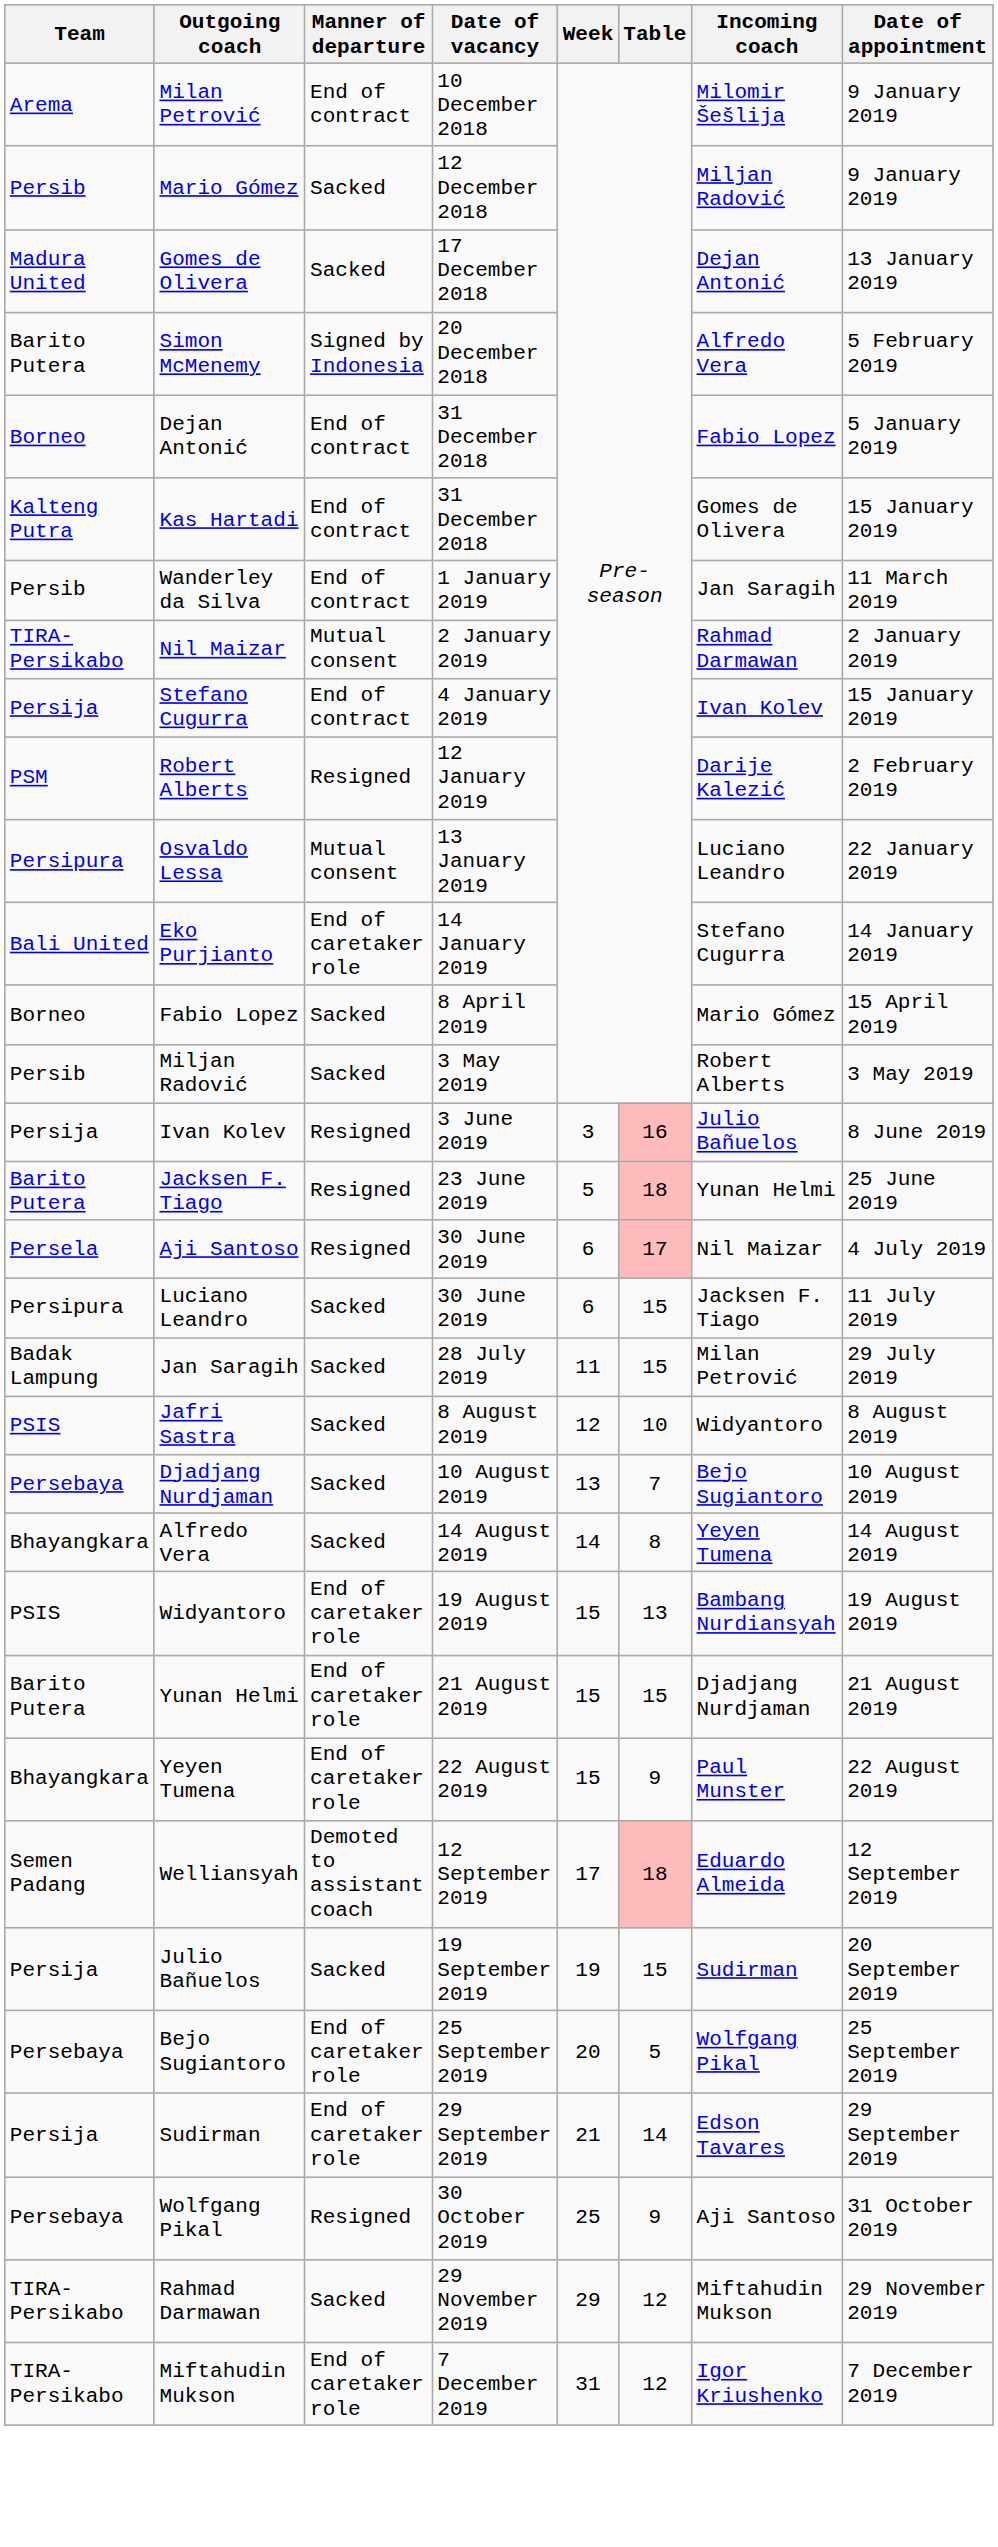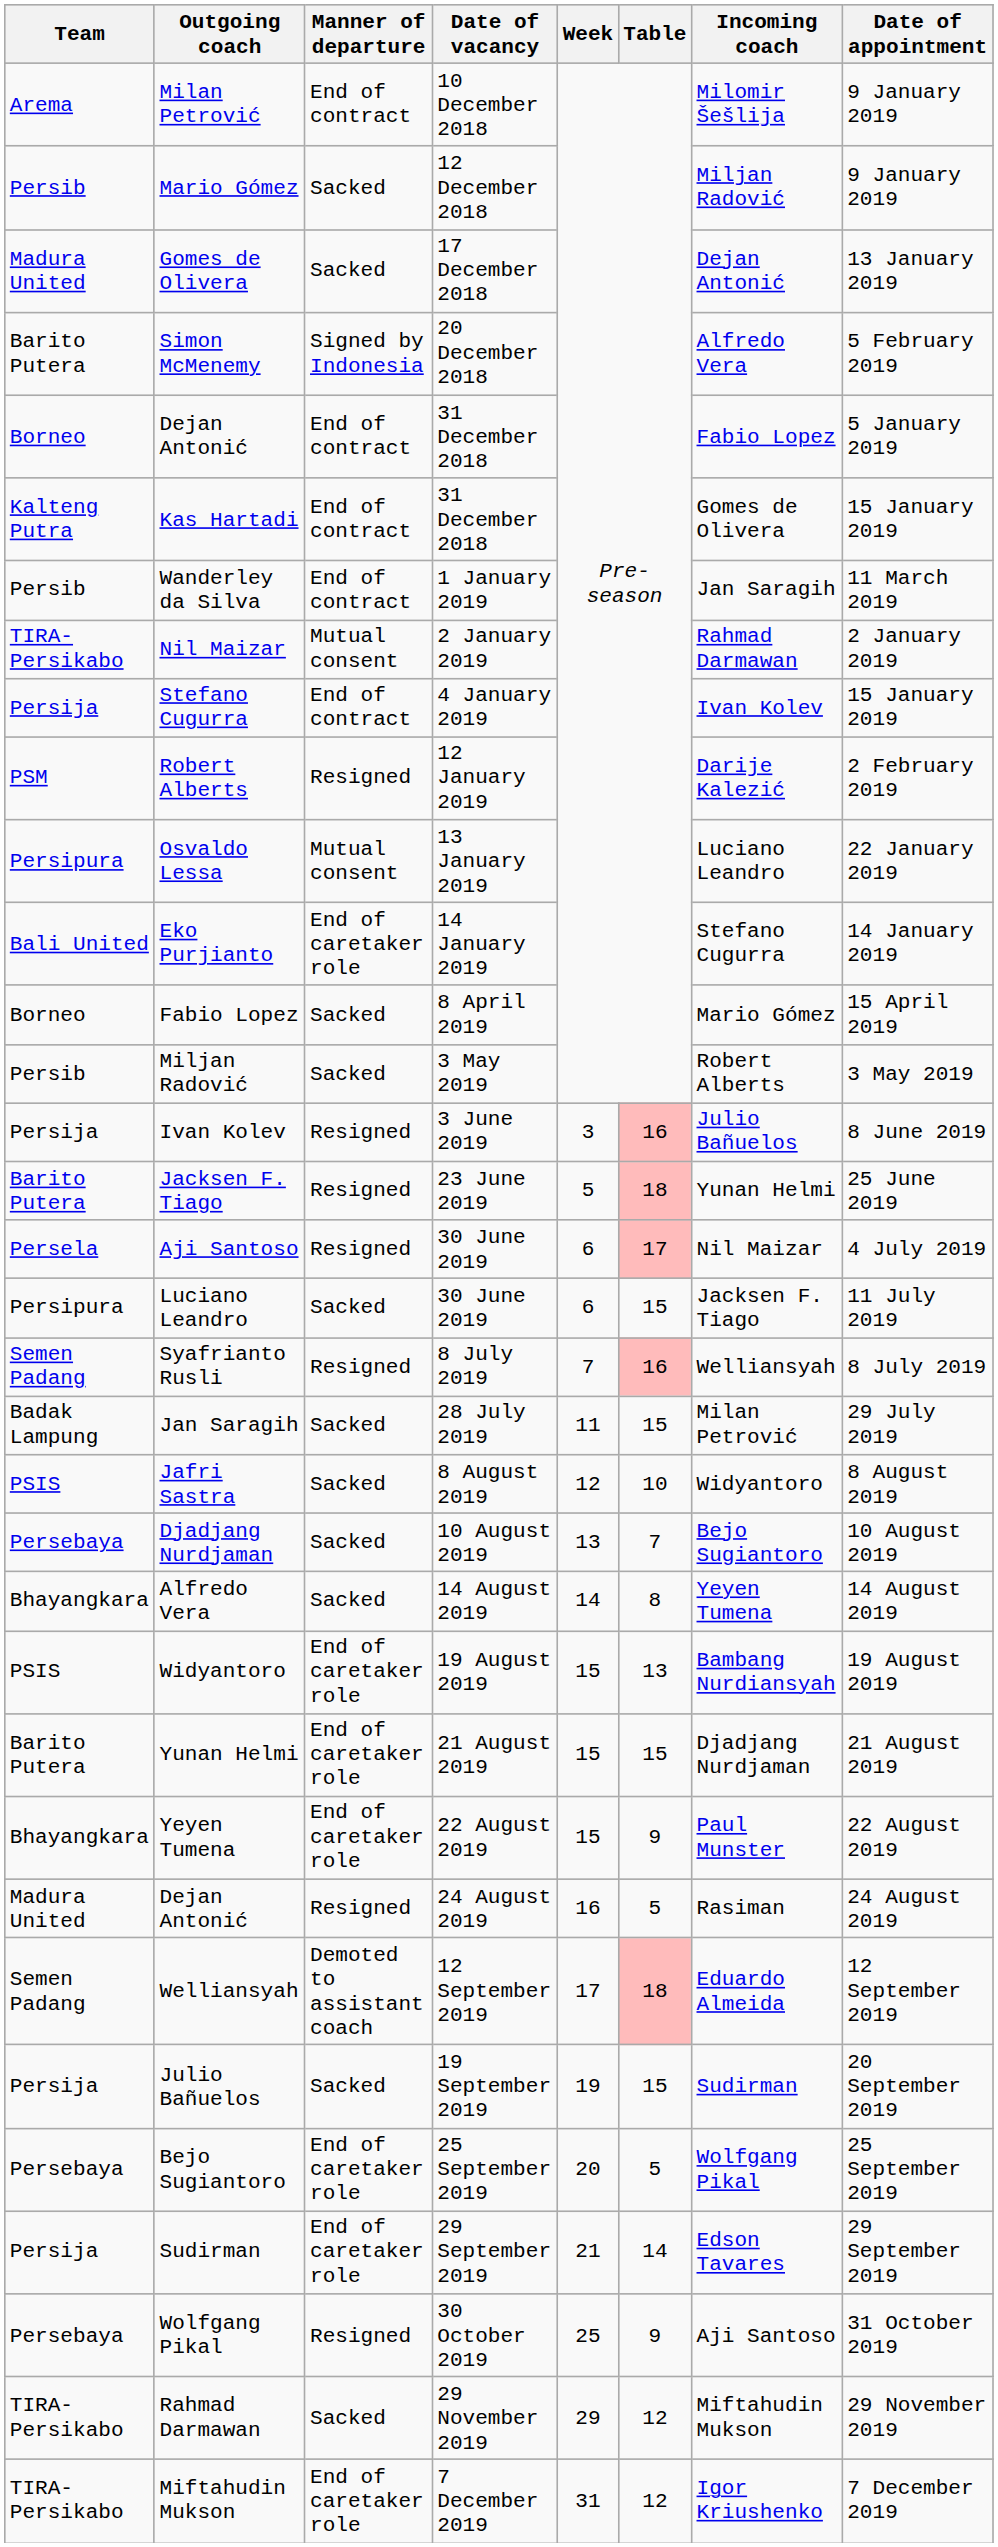+ row: (223, 1367)
+ row: (204, 1909)
